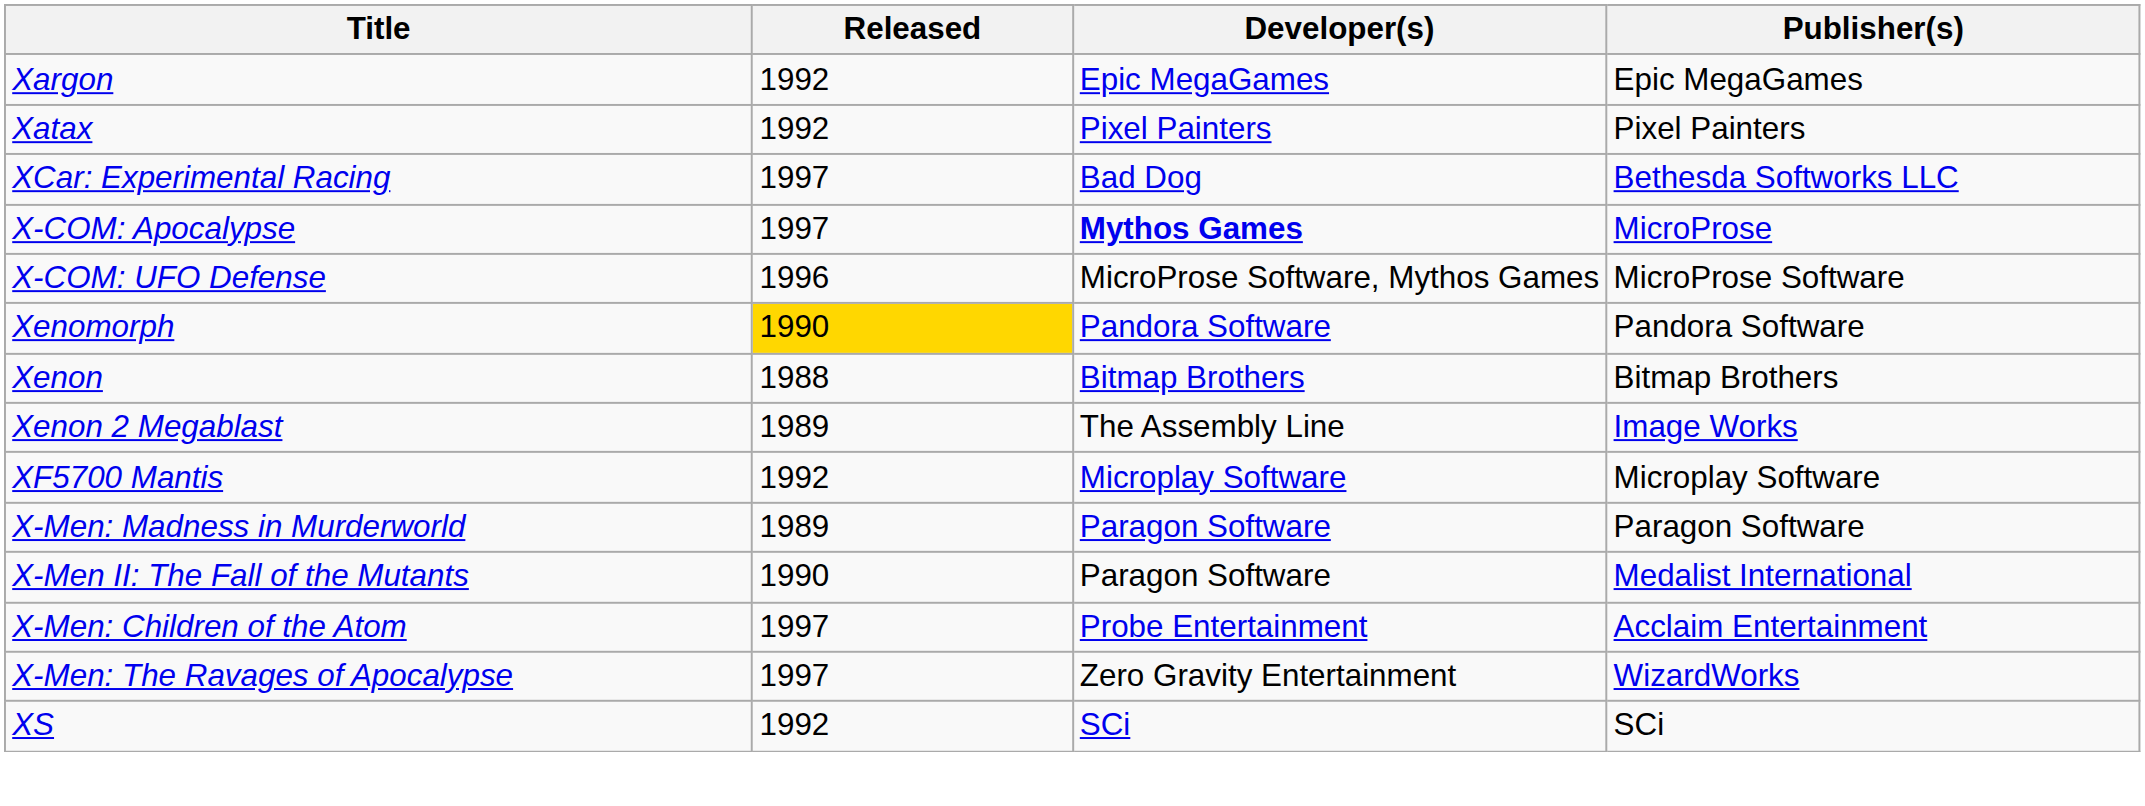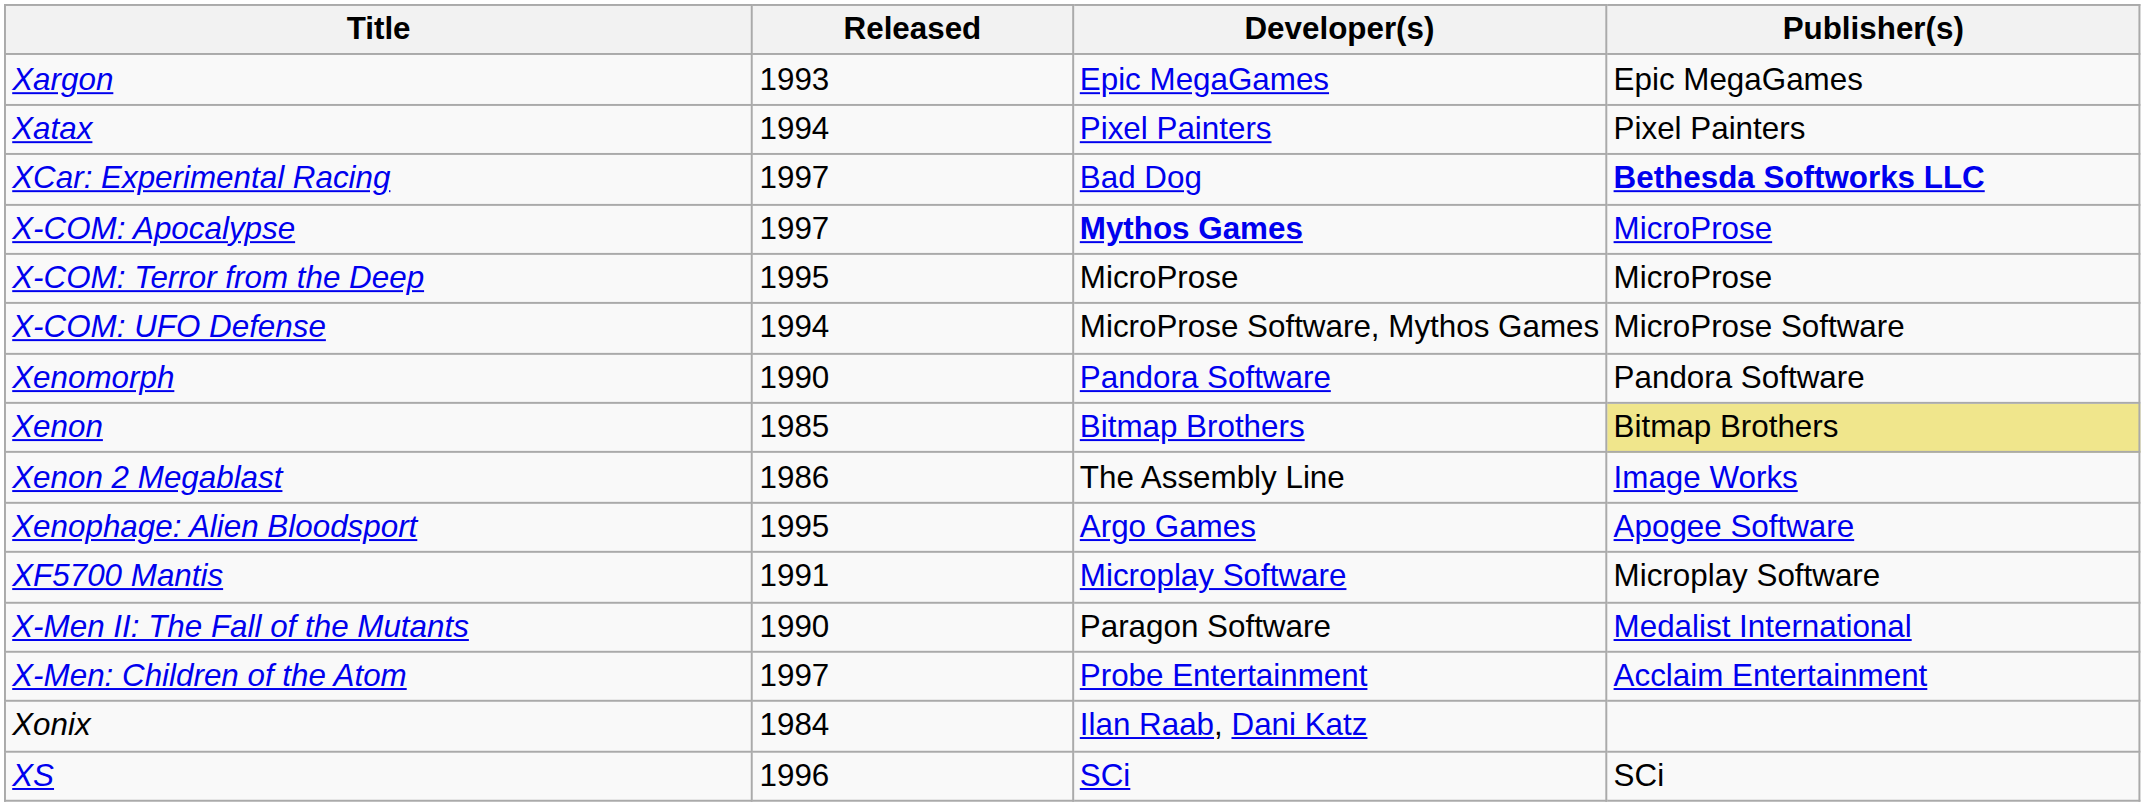(794, 79) 1992 -> (794, 79) 1993
(794, 128) 1992 -> (794, 128) 1994
(1786, 178) normal -> (1799, 178) bold
+ row: (218, 278)
(794, 278) 1996 -> (794, 327) 1994
(794, 327) gold background -> (794, 377) no background
(794, 377) 1988 -> (794, 427) 1985
(1726, 377) no background -> (1726, 427) khaki background
(794, 427) 1989 -> (794, 476) 1986
+ row: (215, 526)
(794, 476) 1992 -> (794, 576) 1991
- row: (239, 526)
- row: (263, 675)
+ row: (51, 725)
(794, 725) 1992 -> (794, 775) 1996
